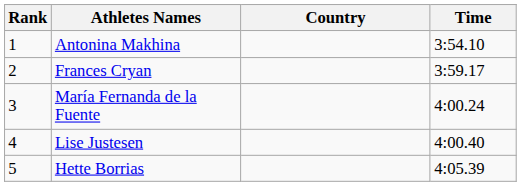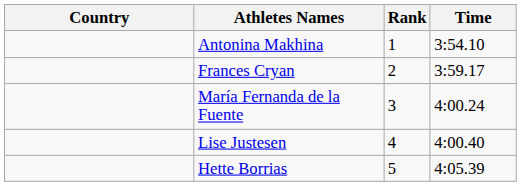columns swapped: (28, 17) <-> (336, 17)
